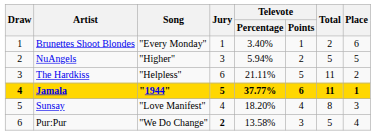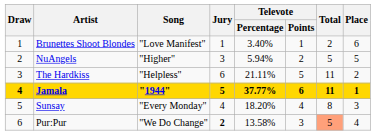(173, 43) "Every Monday" -> (172, 43) "Love Manifest"
(172, 106) "Love Manifest" -> (173, 106) "Every Monday"
(330, 122) no background -> (330, 122) lightsalmon background
